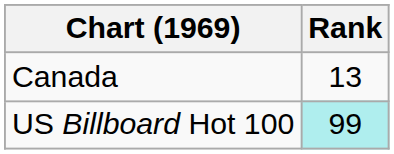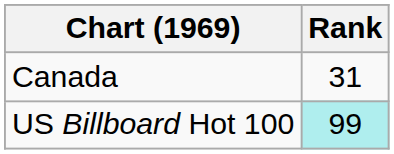(345, 76) 13 -> (345, 76) 31
